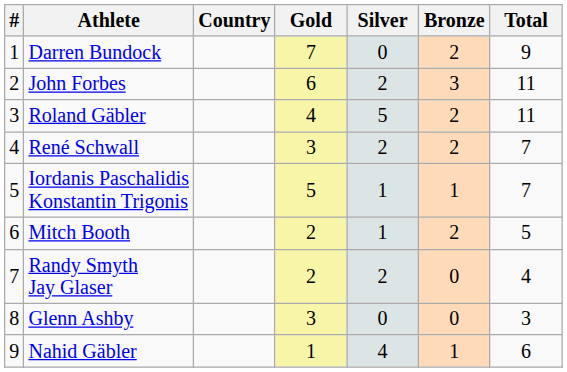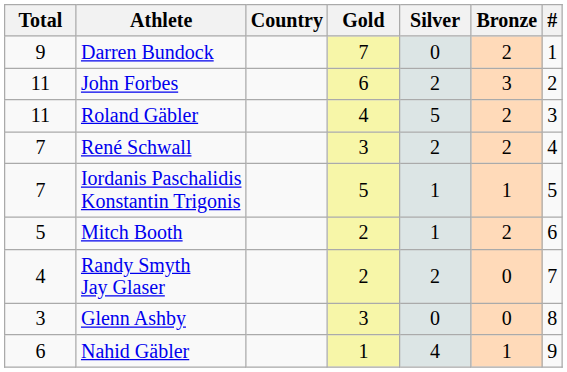columns swapped: (14, 20) <-> (526, 20)
